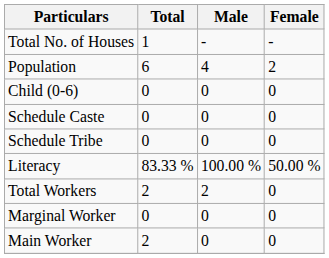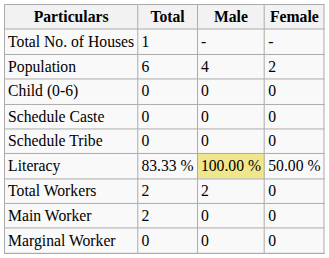(231, 166) no background -> (231, 166) khaki background
rows swapped: (50, 240) <-> (62, 215)
